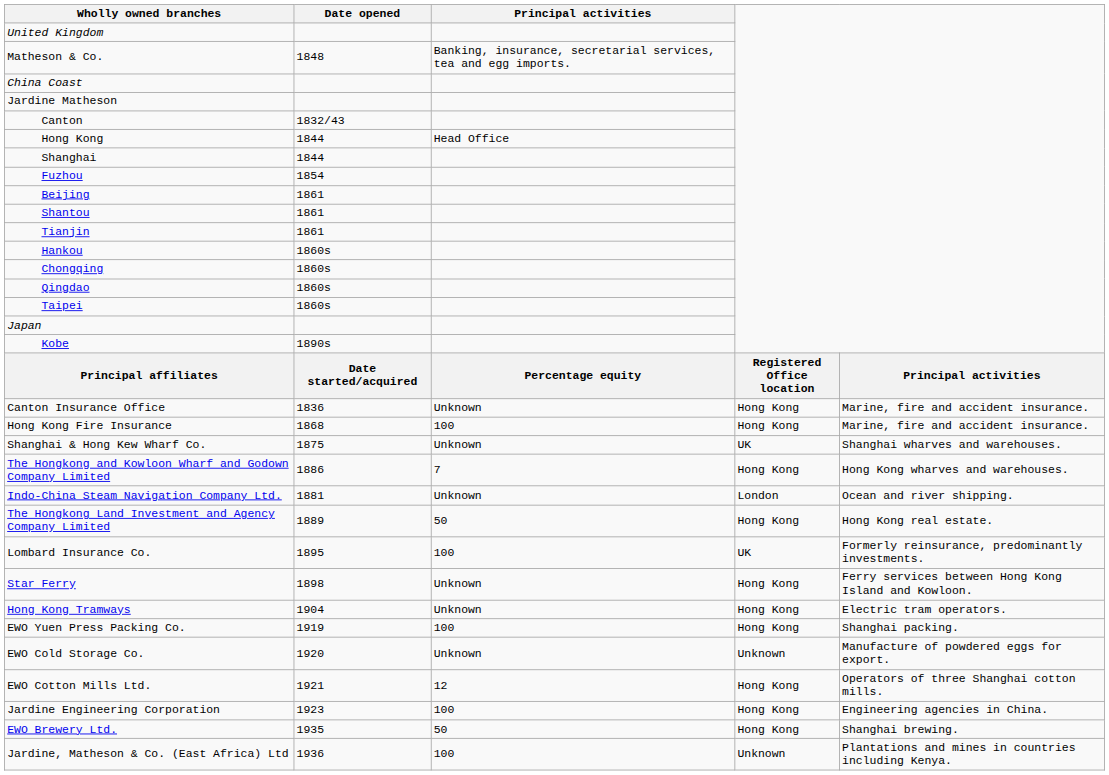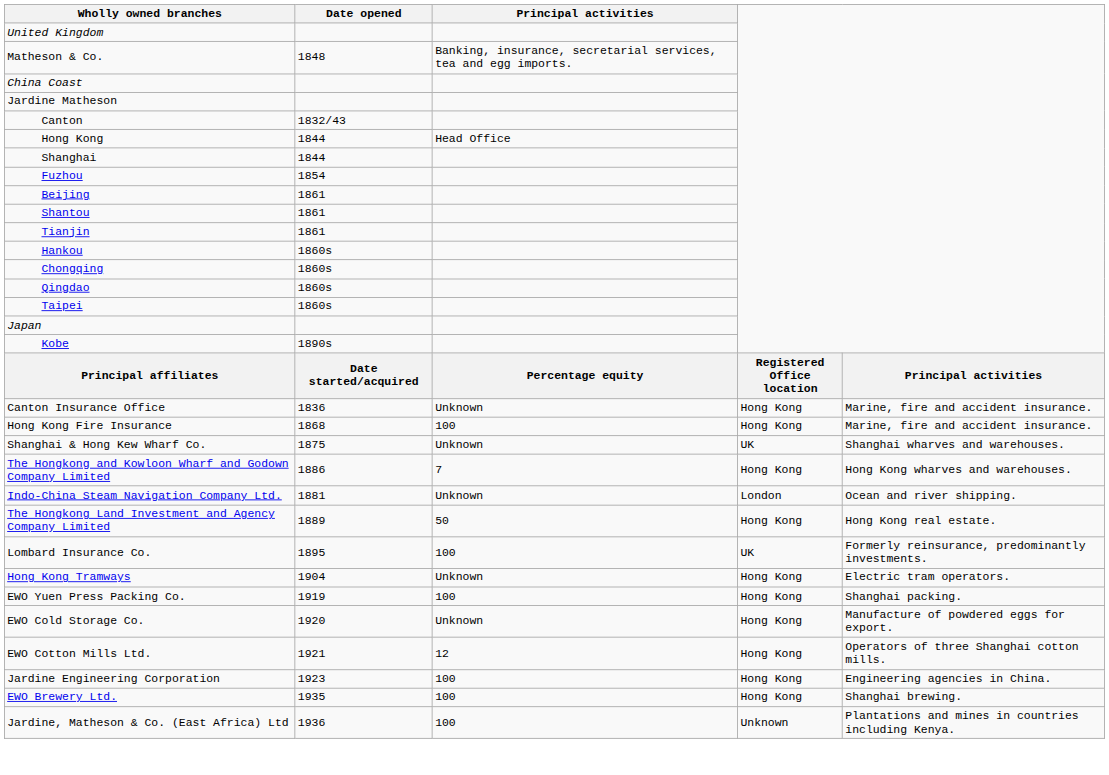- row: (41, 584)
(761, 653) Unknown -> (771, 622) Hong Kong
(441, 729) 50 -> (445, 697) 100
